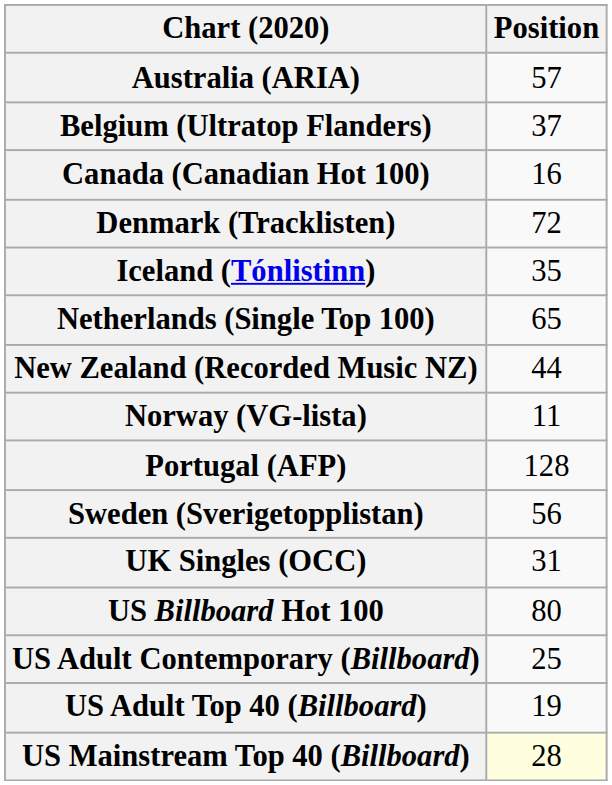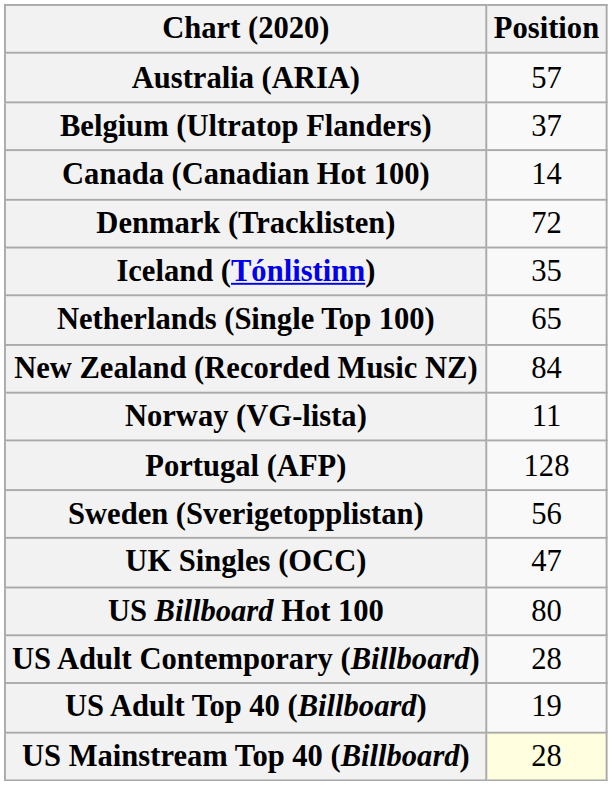(546, 174) 16 -> (546, 174) 14
(546, 367) 44 -> (546, 367) 84
(546, 561) 31 -> (546, 561) 47
(546, 658) 25 -> (546, 658) 28
